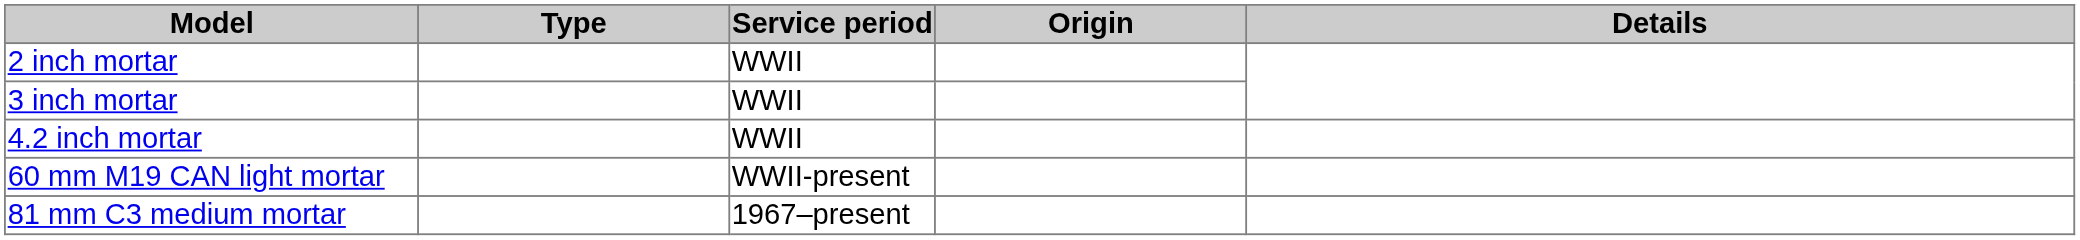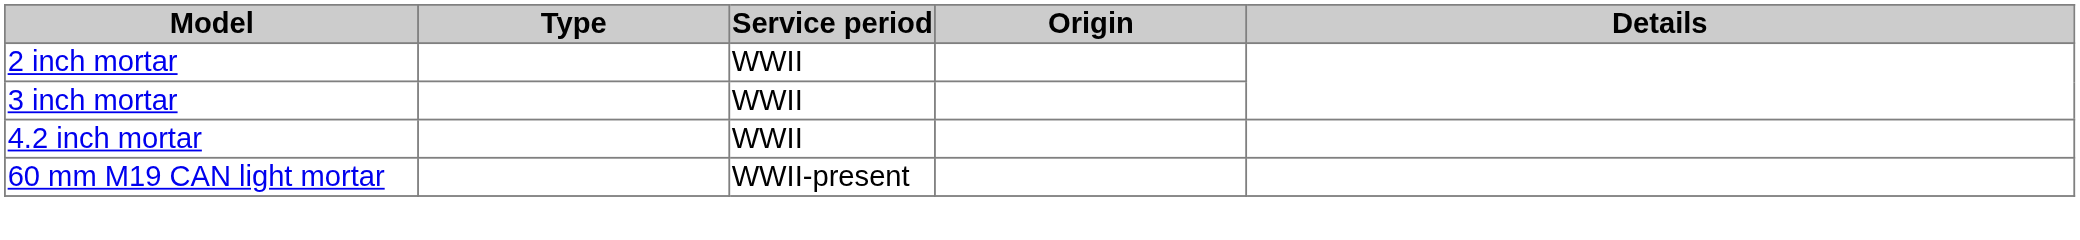- row: (177, 214)
